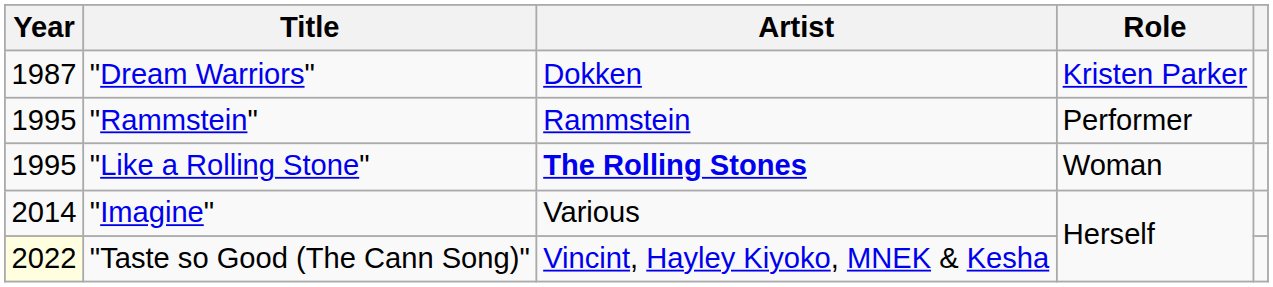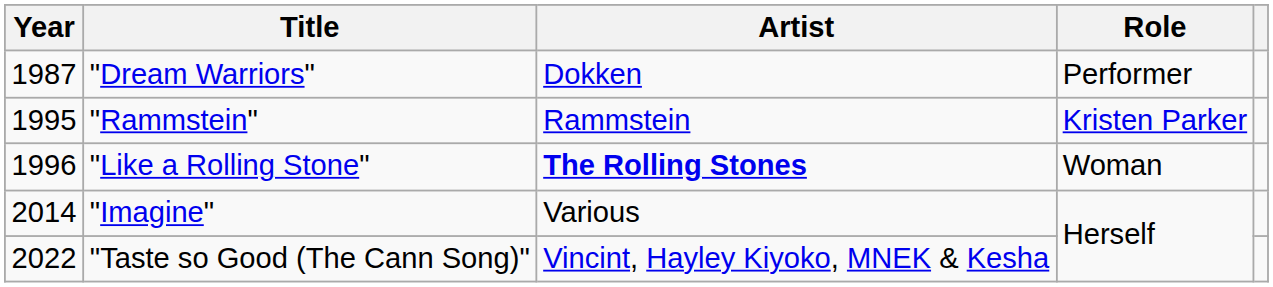(1155, 73) Kristen Parker -> (1127, 73) Performer
(1127, 119) Performer -> (1155, 119) Kristen Parker
(44, 166) 1995 -> (44, 166) 1996
(44, 258) lightyellow background -> (44, 258) no background
